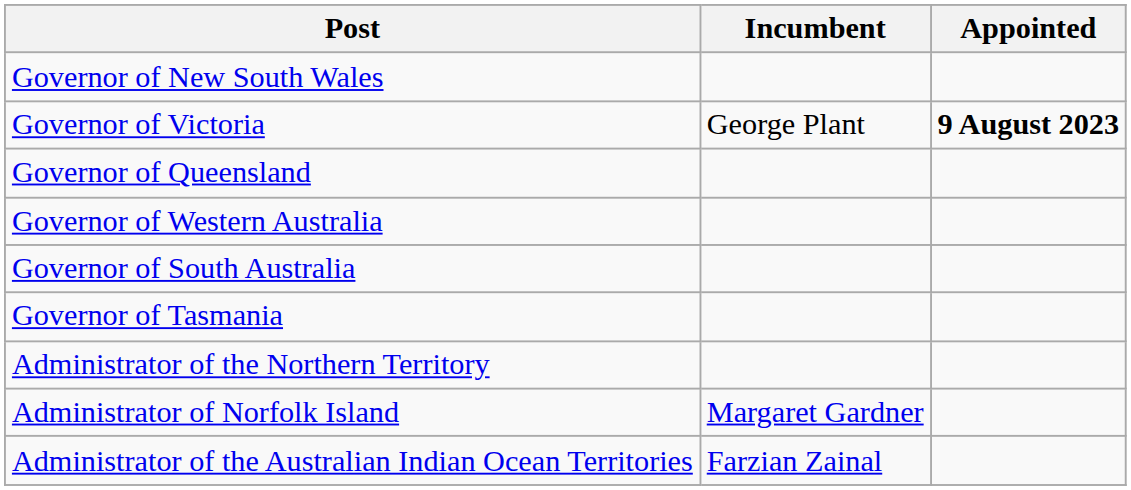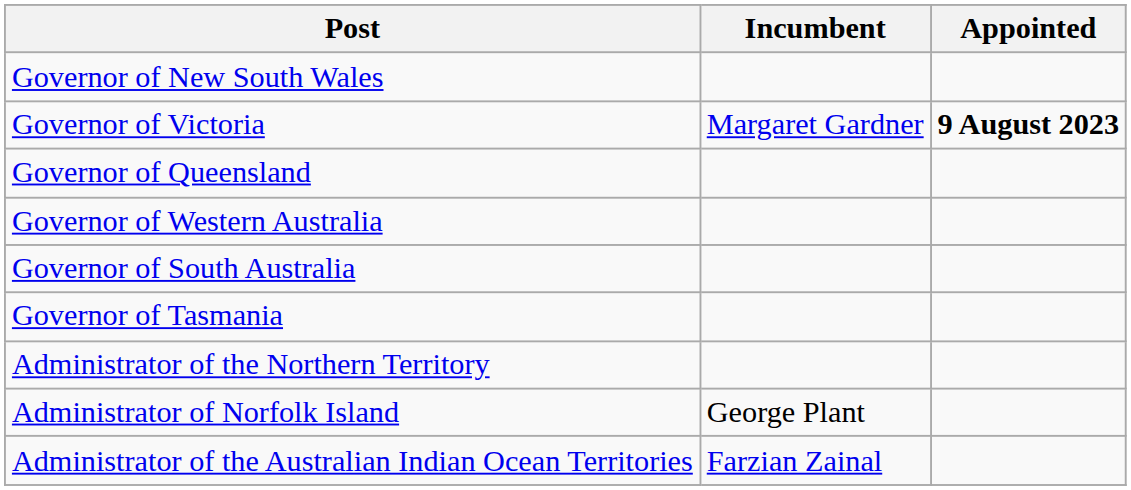(786, 124) George Plant -> (815, 124) Margaret Gardner
(815, 412) Margaret Gardner -> (786, 412) George Plant
